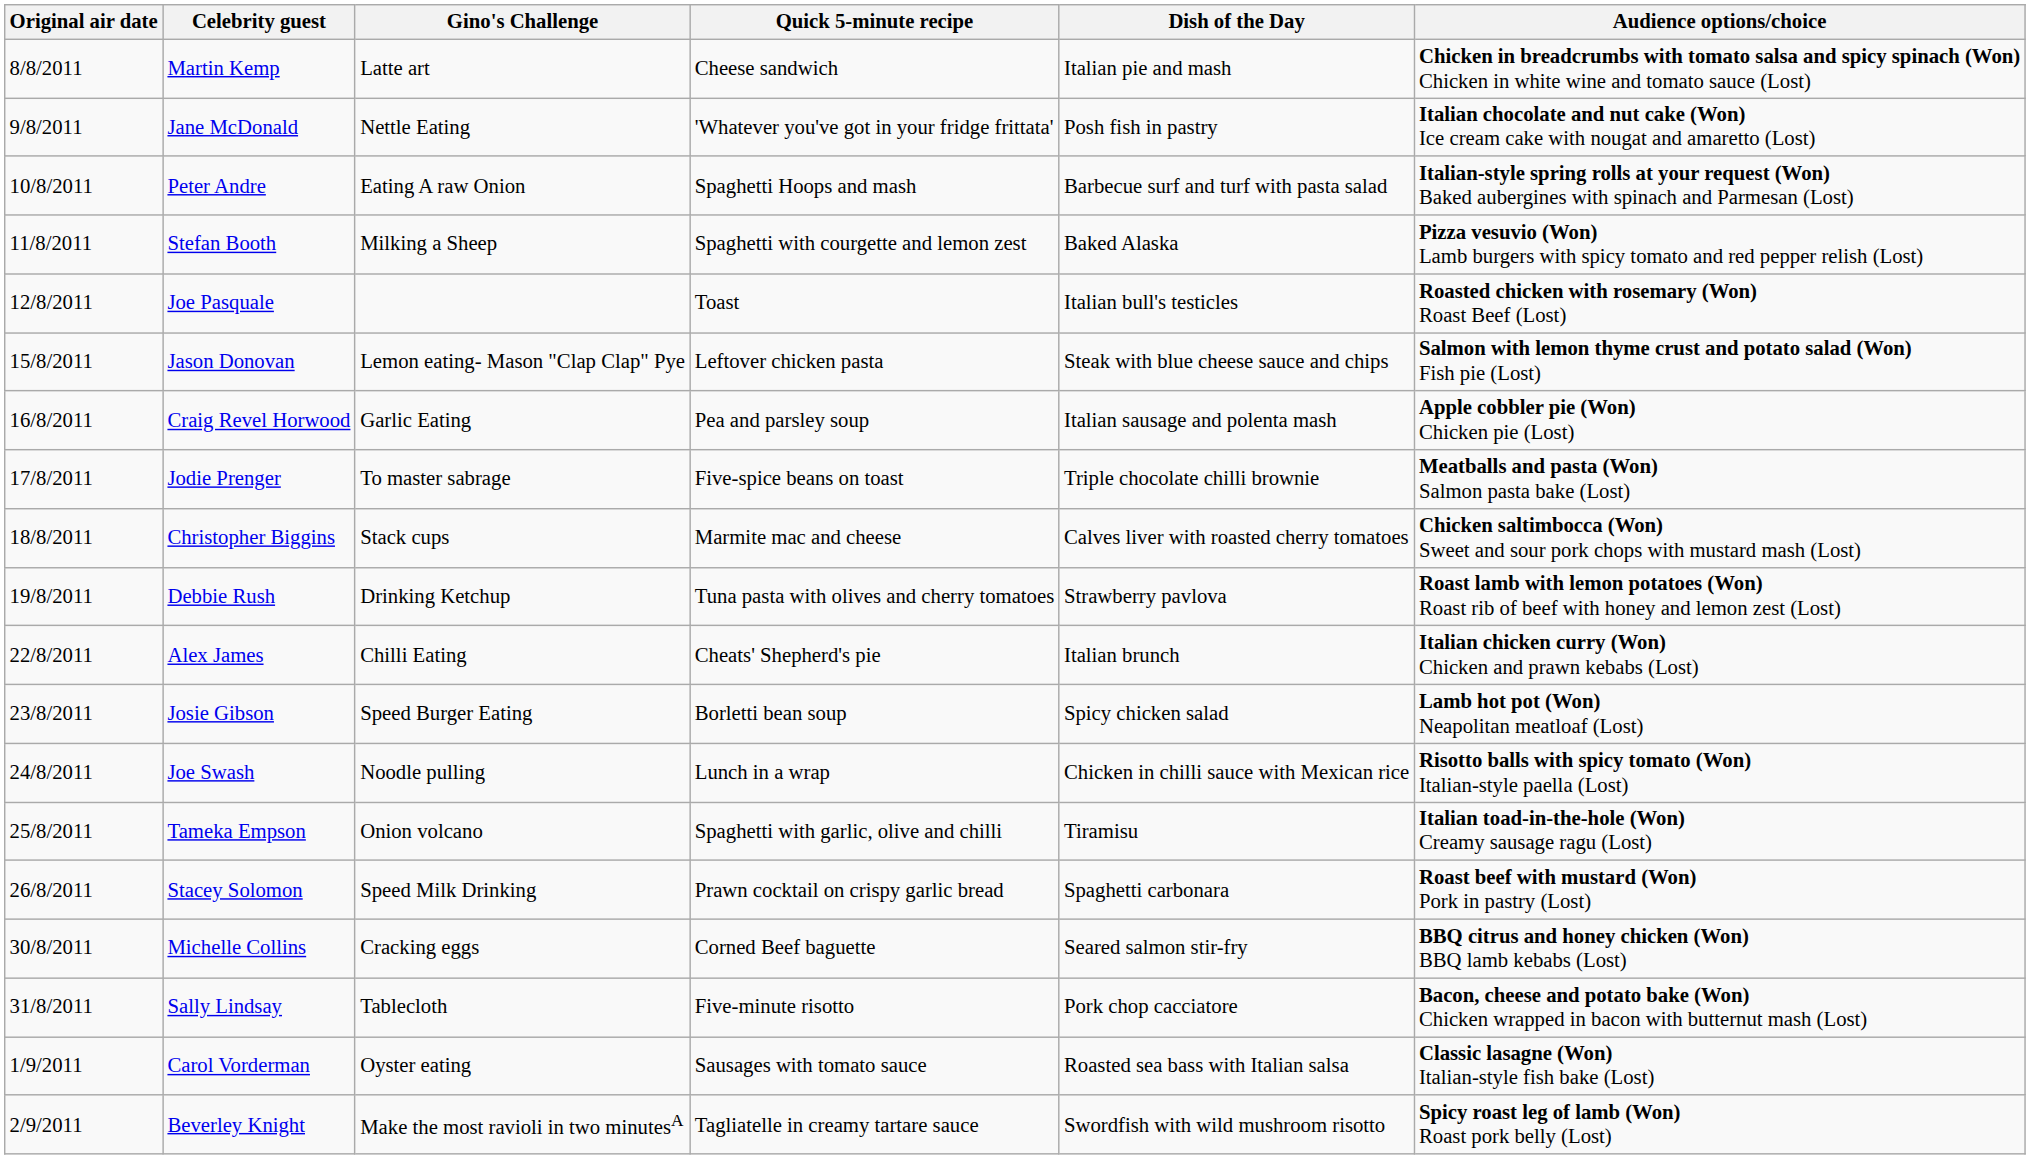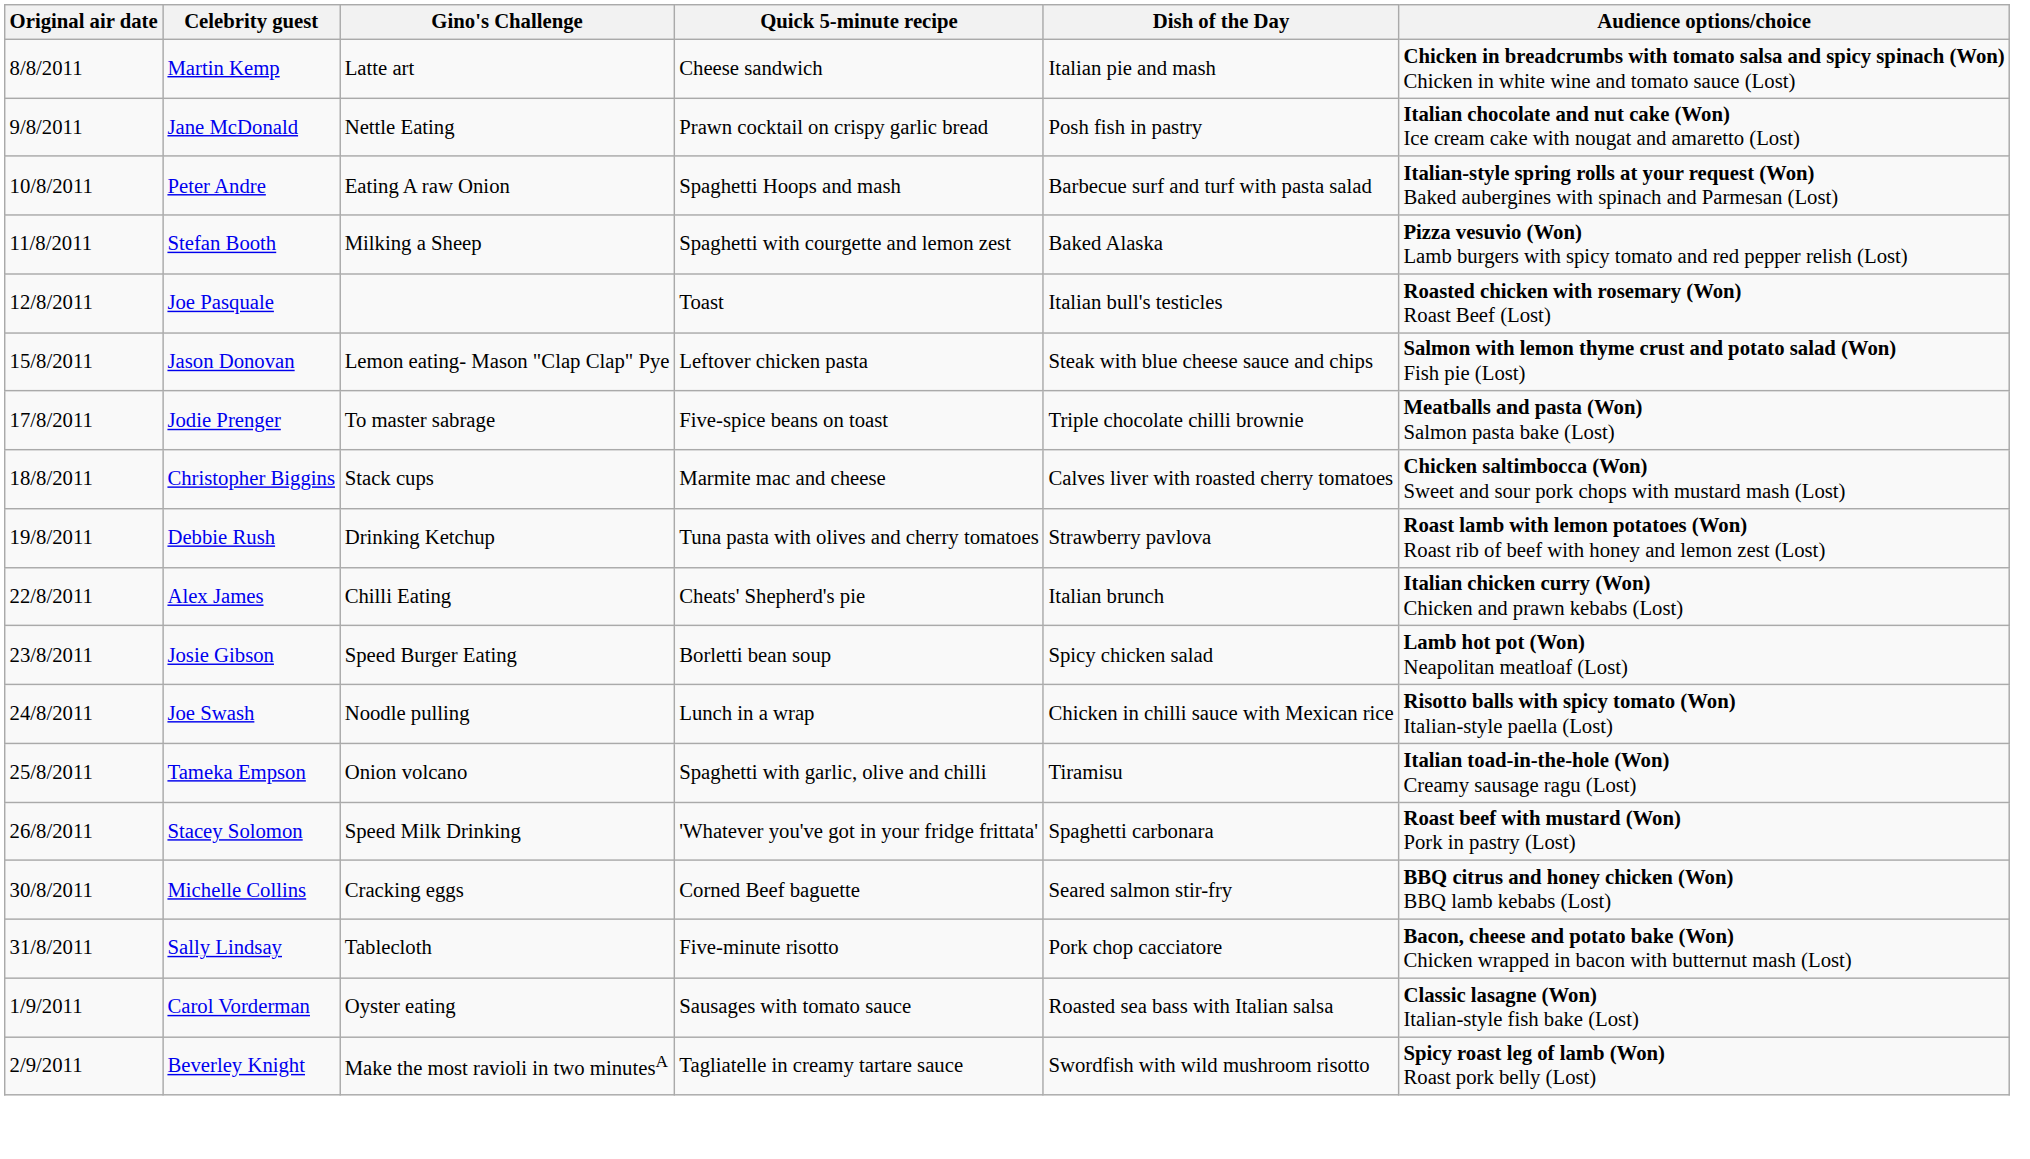(874, 127) 'Whatever you've got in your fridge frittata' -> (834, 127) Prawn cocktail on crispy garlic bread
- row: (259, 420)
(849, 889) Prawn cocktail on crispy garlic bread -> (859, 831) 'Whatever you've got in your fridge frittata'
